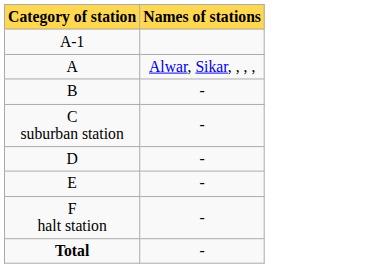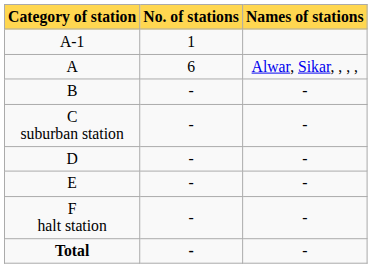+ column: (191, 16)
